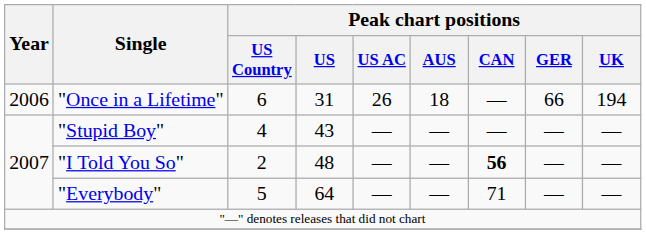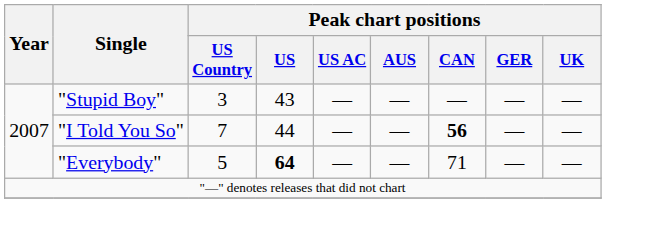- row: (141, 99)
(262, 130) 4 -> (222, 99) 3
(262, 162) 2 -> (222, 130) 7
(324, 162) 48 -> (285, 130) 44
(324, 193) normal -> (285, 162) bold
